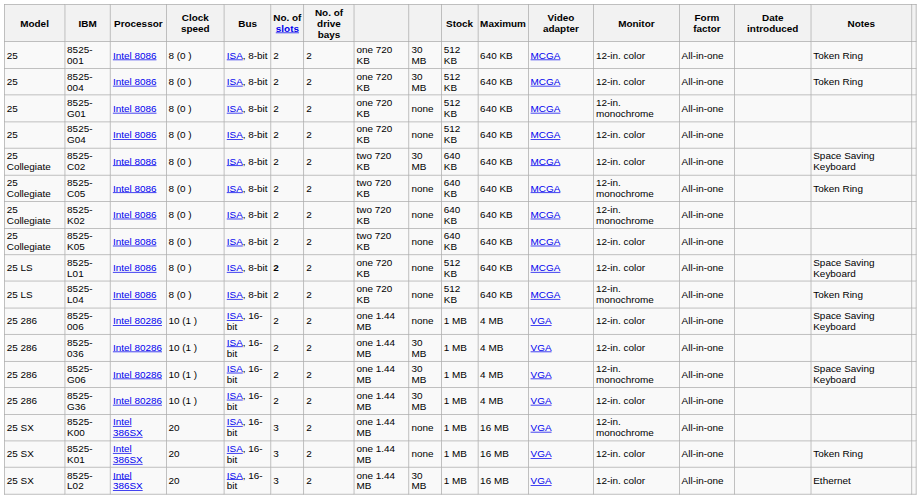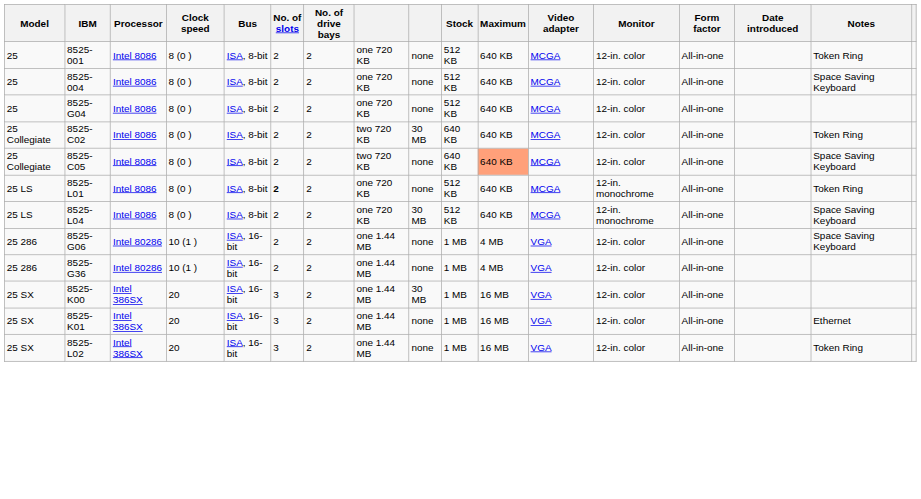(419, 55) 30 MB -> (423, 55) none
(419, 81) 30 MB -> (423, 81) none
(838, 81) Token Ring -> (844, 81) Space Saving Keyboard
- row: (80, 108)
(844, 161) Space Saving Keyboard -> (838, 135) Token Ring
(496, 188) no background -> (496, 161) lightsalmon background
(625, 188) 12-in. monochrome -> (620, 161) 12-in. color
(838, 188) Token Ring -> (844, 161) Space Saving Keyboard
- row: (80, 214)
- row: (80, 241)
(620, 268) 12-in. color -> (625, 188) 12-in. monochrome
(844, 268) Space Saving Keyboard -> (838, 188) Token Ring
(423, 294) none -> (419, 214) 30 MB
(838, 294) Token Ring -> (844, 214) Space Saving Keyboard
- row: (80, 321)
- row: (80, 347)
(419, 374) 30 MB -> (423, 241) none
(625, 374) 12-in. monochrome -> (620, 241) 12-in. color
(419, 401) 30 MB -> (423, 268) none
(423, 427) none -> (419, 294) 30 MB
(625, 427) 12-in. monochrome -> (620, 294) 12-in. color
(838, 454) Token Ring -> (832, 321) Ethernet
(419, 480) 30 MB -> (423, 347) none
(832, 480) Ethernet -> (838, 347) Token Ring
